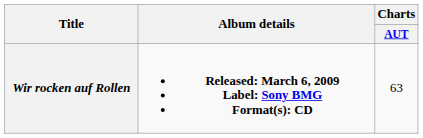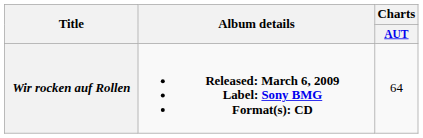(396, 88) 63 -> (396, 88) 64
